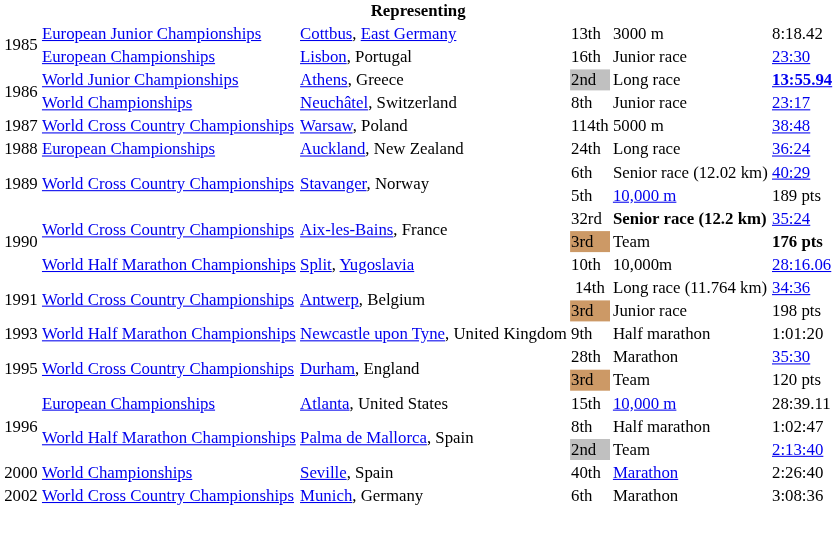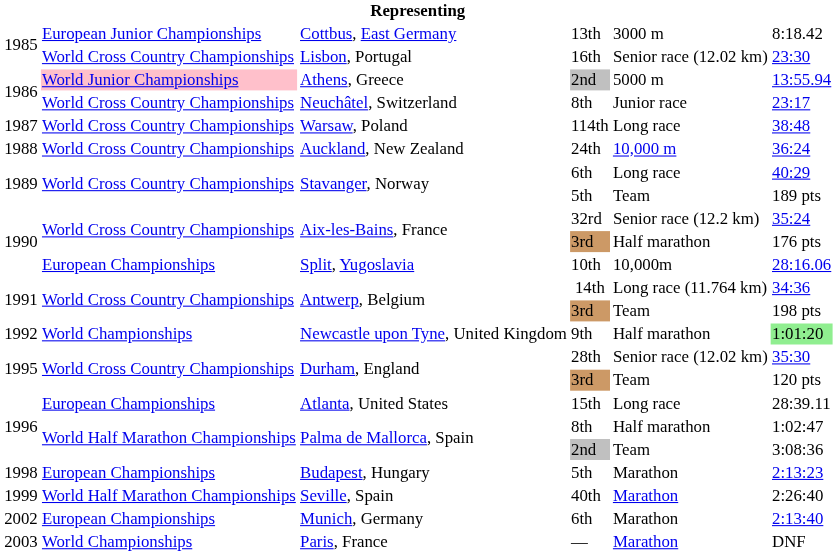(129, 56) European Championships -> (168, 56) World Cross Country Championships
(650, 56) Junior race -> (690, 56) Senior race (12.02 km)
(140, 79) no background -> (140, 79) pink background
(647, 79) Long race -> (638, 79) 5000 m
(802, 79) bold -> (802, 79) normal
(117, 102) World Championships -> (168, 102) World Cross Country Championships
(638, 126) 5000 m -> (647, 126) Long race
(129, 149) European Championships -> (168, 149) World Cross Country Championships
(647, 149) Long race -> (645, 149) 10,000 m
(690, 172) Senior race (12.02 km) -> (647, 172) Long race
(645, 195) 10,000 m -> (631, 195) Team
(690, 218) bold -> (686, 218) normal
(631, 241) Team -> (662, 241) Half marathon
(797, 241) bold -> (796, 241) normal
(169, 264) World Half Marathon Championships -> (129, 264) European Championships
(650, 310) Junior race -> (631, 310) Team
(21, 333) 1993 -> (21, 333) 1992
(169, 333) World Half Marathon Championships -> (117, 333) World Championships
(798, 333) no background -> (798, 333) lightgreen background
(646, 357) Marathon -> (690, 357) Senior race (12.02 km)
(645, 403) 10,000 m -> (647, 403) Long race
(798, 449) 2:13:40 -> (798, 449) 3:08:36
+ row: (365, 472)
(21, 472) 2000 -> (21, 495) 1999
(117, 472) World Championships -> (169, 495) World Half Marathon Championships
(168, 495) World Cross Country Championships -> (129, 518) European Championships
(798, 495) 3:08:36 -> (798, 518) 2:13:40
+ row: (344, 541)
